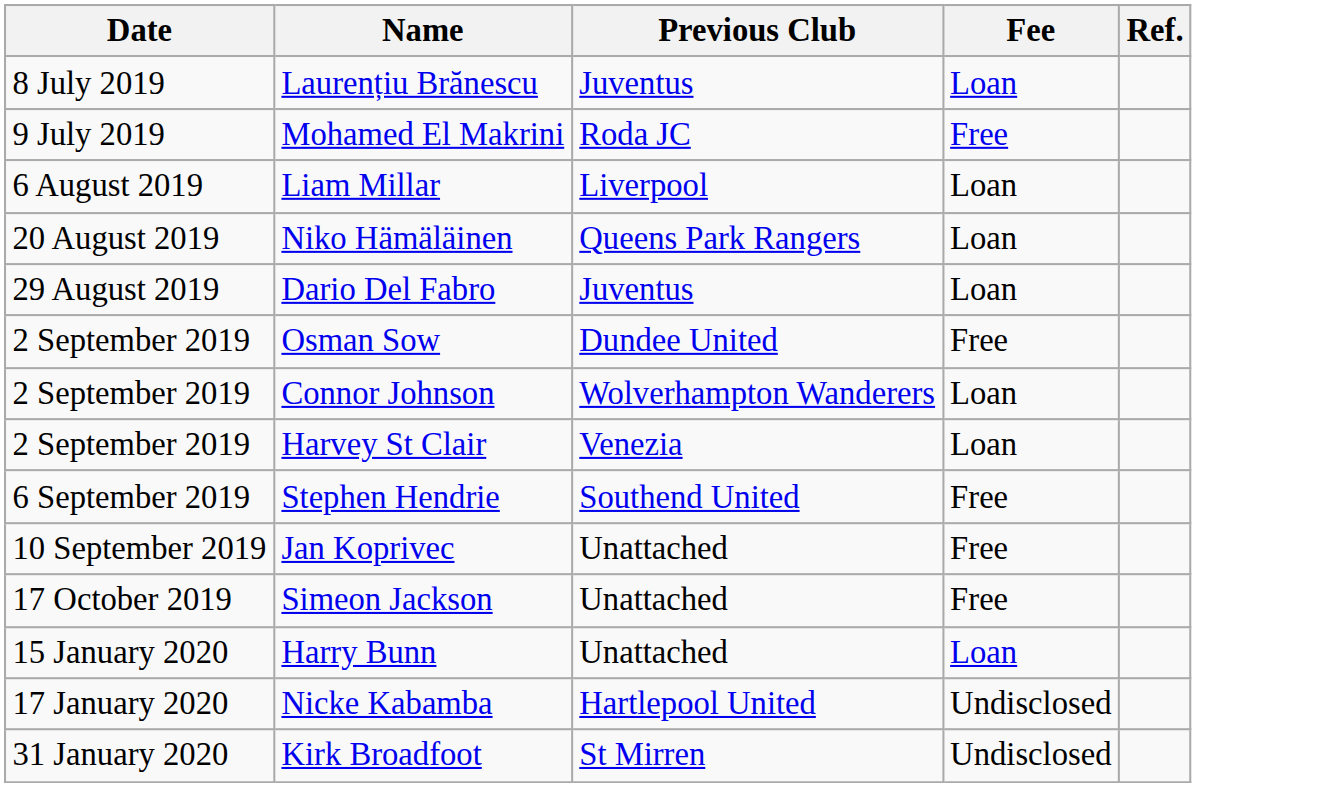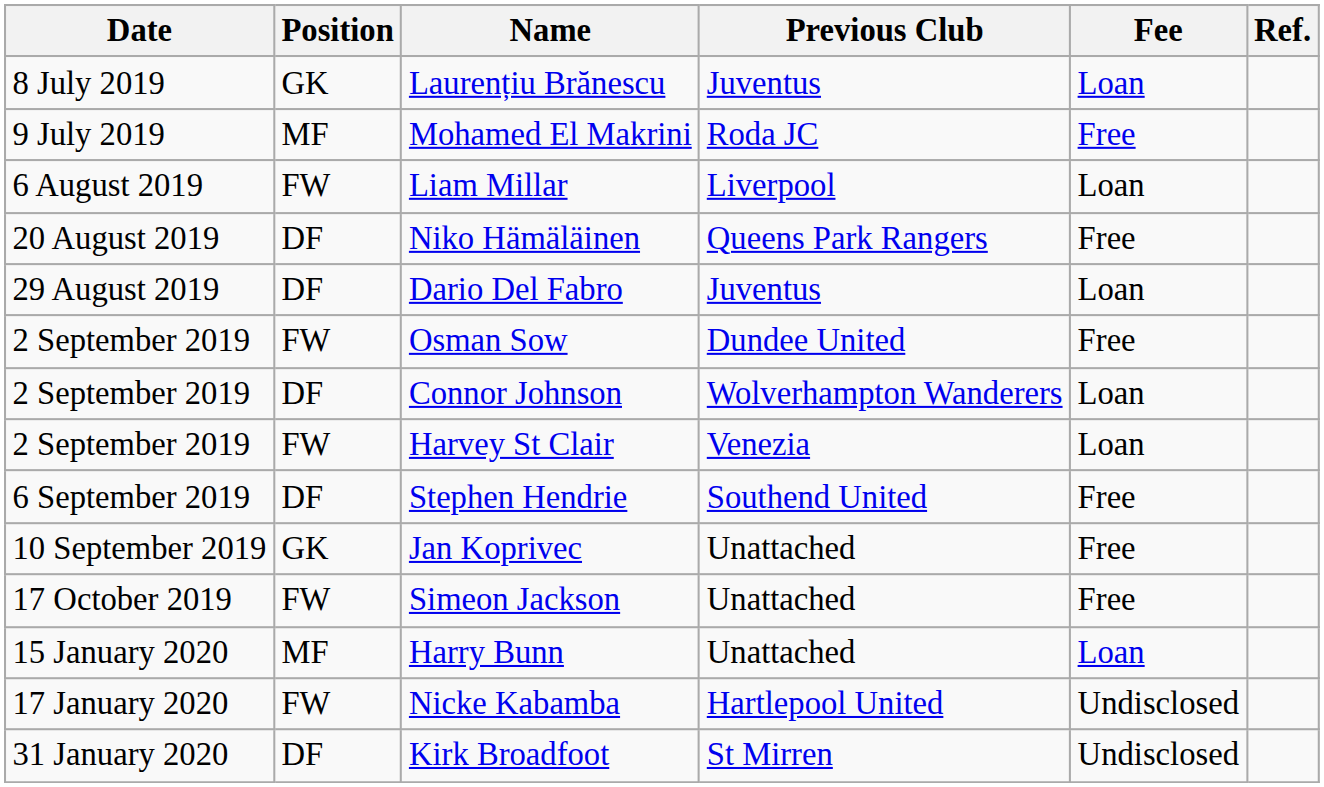+ column: (338, 30)
(984, 237) Loan -> (1107, 237) Free
